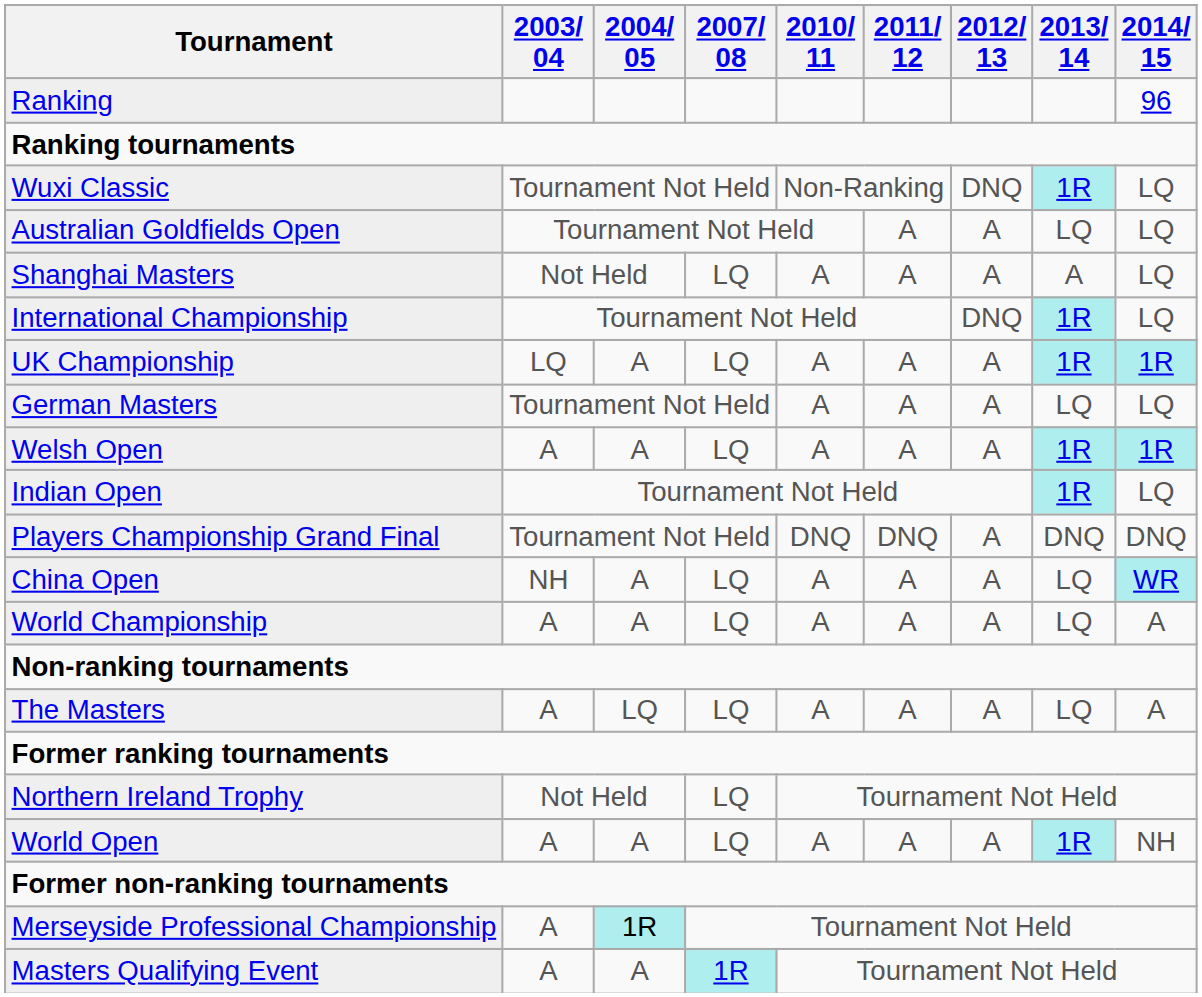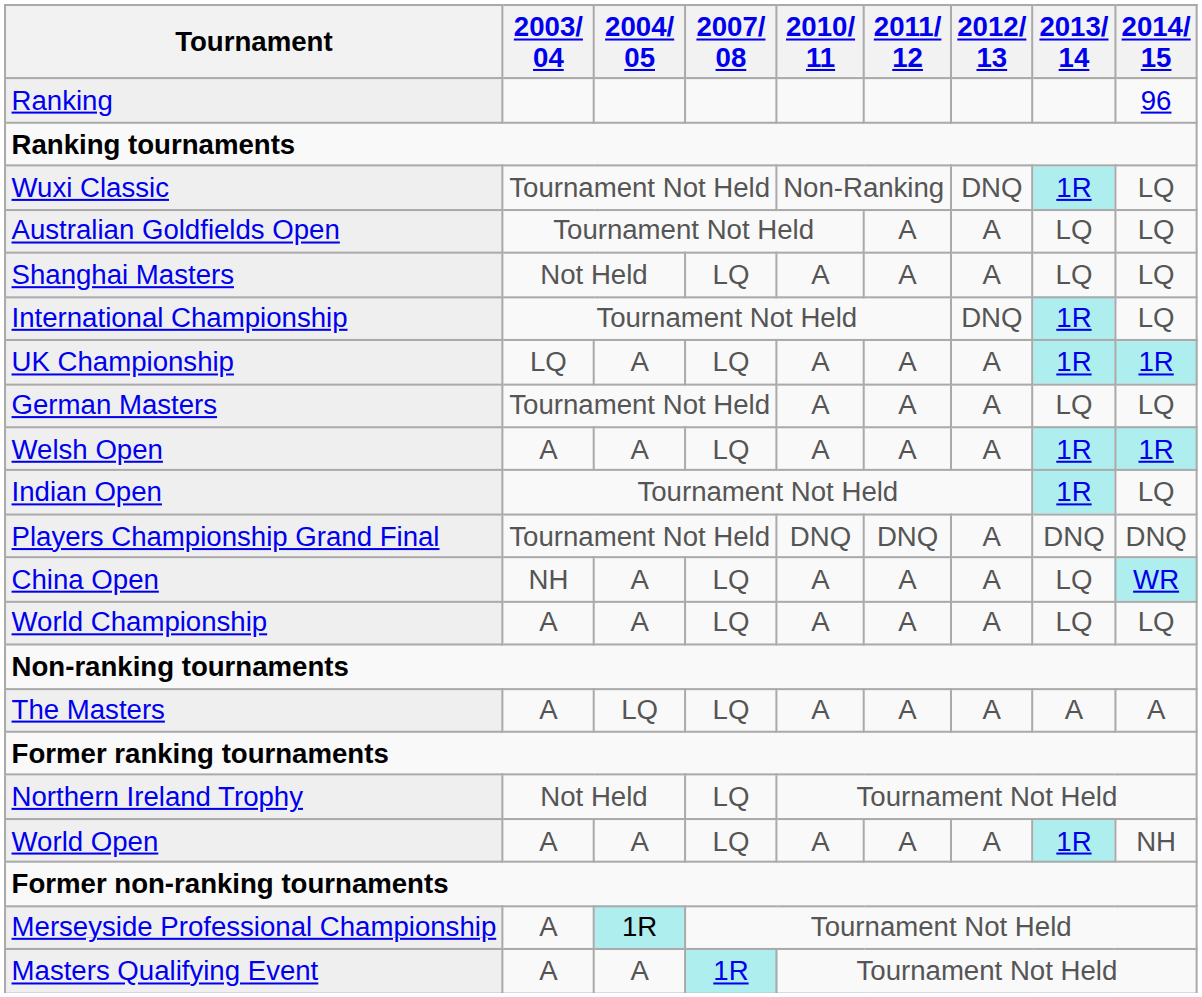(1074, 274) A -> (1074, 274) LQ
(1156, 623) A -> (1156, 623) LQ
(1074, 710) LQ -> (1074, 710) A
